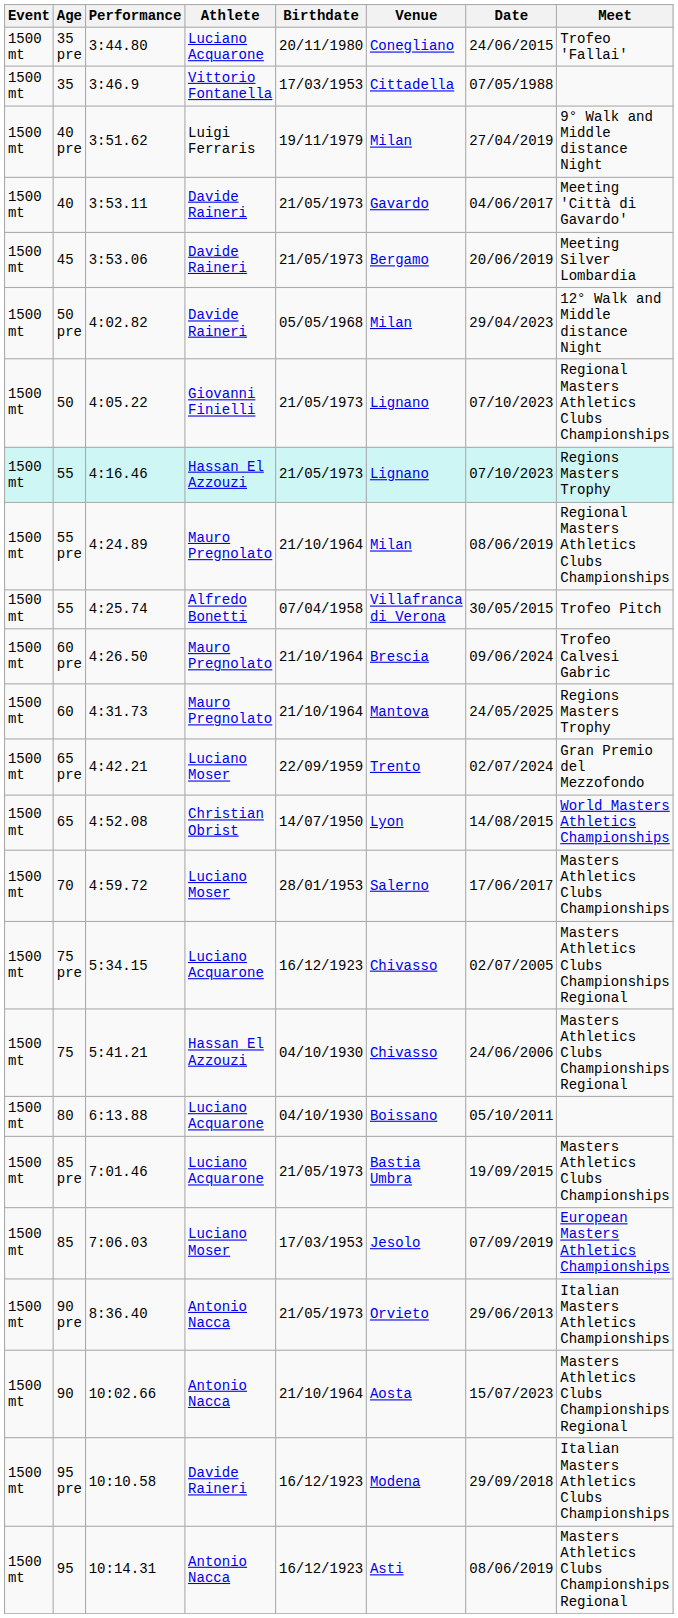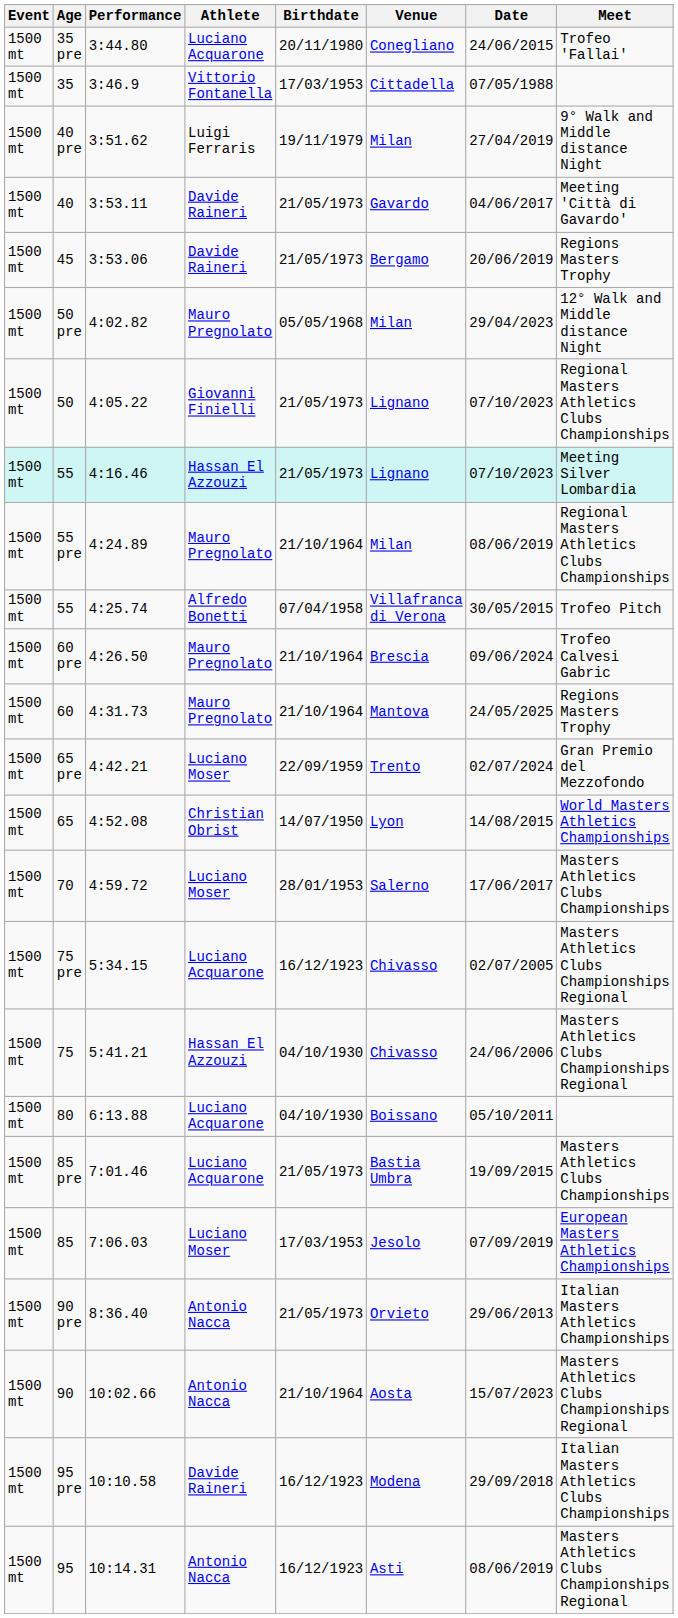(598, 260) Meeting Silver Lombardia -> (590, 260) Regions Masters Trophy
(218, 323) Davide Raineri -> (230, 323) Mauro Pregnolato
(590, 474) Regions Masters Trophy -> (598, 474) Meeting Silver Lombardia
